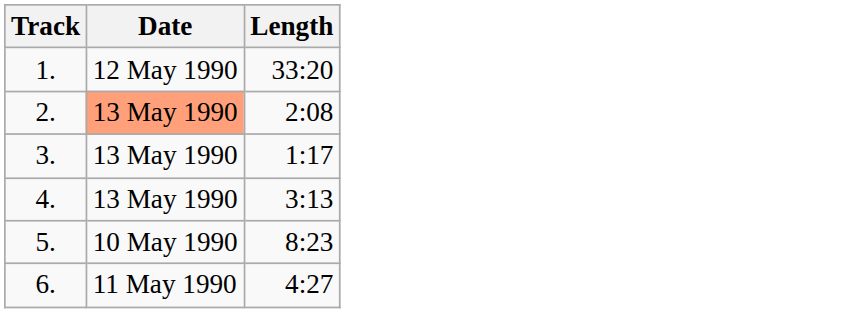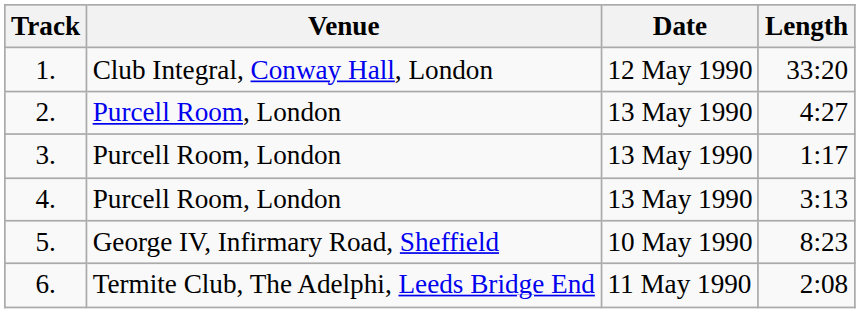+ column: (344, 26)
(165, 112) lightsalmon background -> (680, 112) no background
(309, 112) 2:08 -> (824, 112) 4:27
(309, 284) 4:27 -> (824, 284) 2:08
